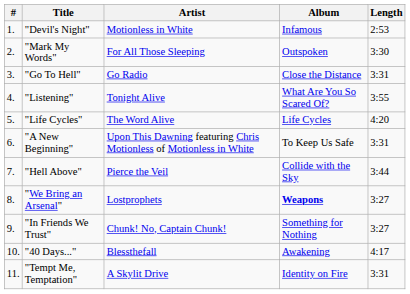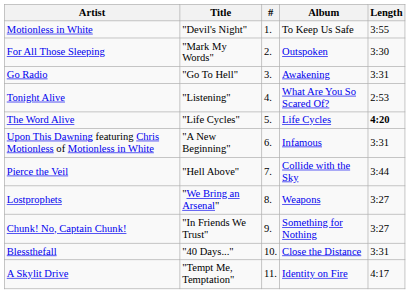columns swapped: (13, 12) <-> (192, 12)
(302, 29) Infamous -> (318, 29) To Keep Us Safe
(380, 29) 2:53 -> (380, 29) 3:55
(322, 74) Close the Distance -> (306, 74) Awakening
(380, 97) 3:55 -> (380, 97) 2:53
(380, 120) normal -> (380, 120) bold
(318, 143) To Keep Us Safe -> (302, 143) Infamous
(303, 200) bold -> (301, 200) normal
(306, 251) Awakening -> (322, 251) Close the Distance
(380, 251) 4:17 -> (380, 251) 3:31
(380, 274) 3:31 -> (380, 274) 4:17
